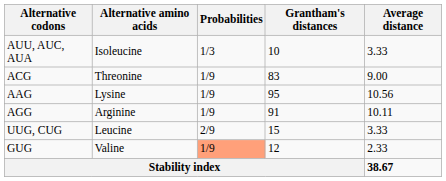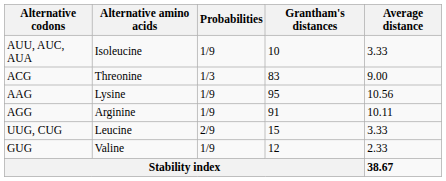(207, 51) 1/3 -> (207, 51) 1/9
(207, 76) 1/9 -> (207, 76) 1/3
(207, 149) lightsalmon background -> (207, 149) no background
